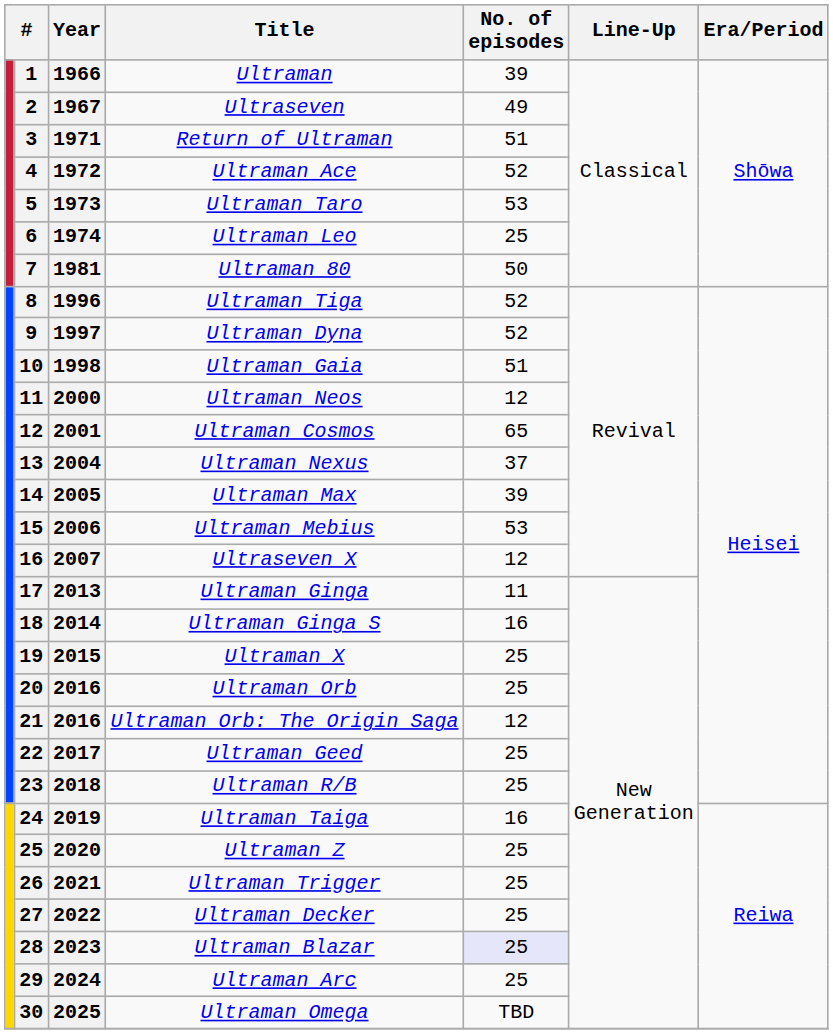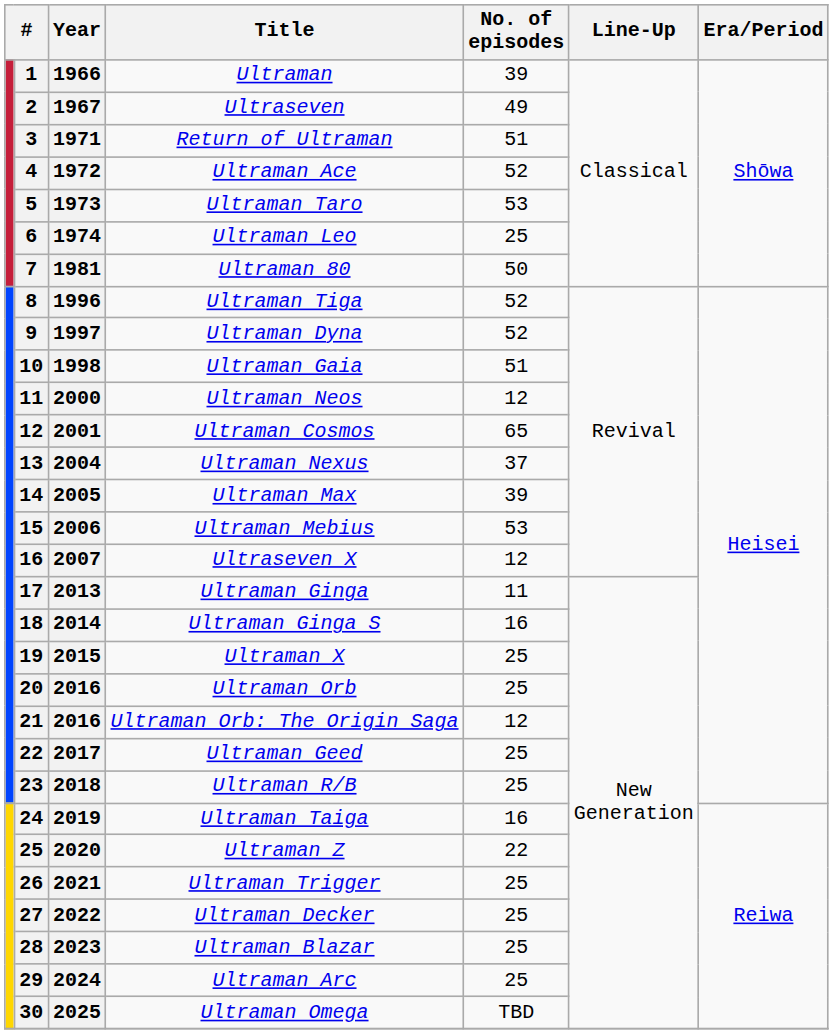(516, 851) 25 -> (516, 851) 22
(516, 948) lavender background -> (516, 948) no background
